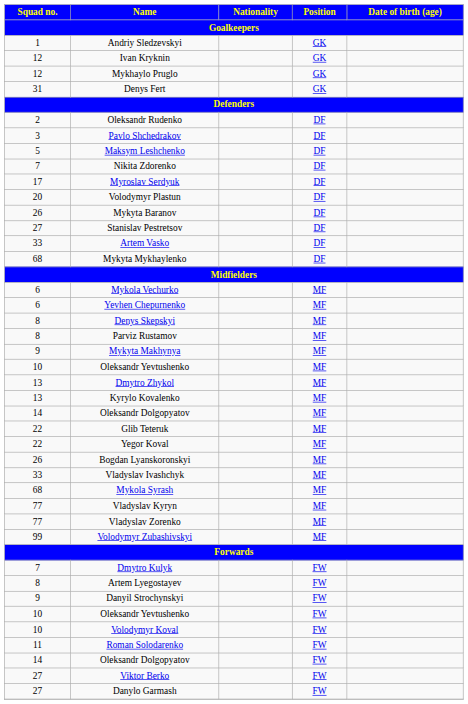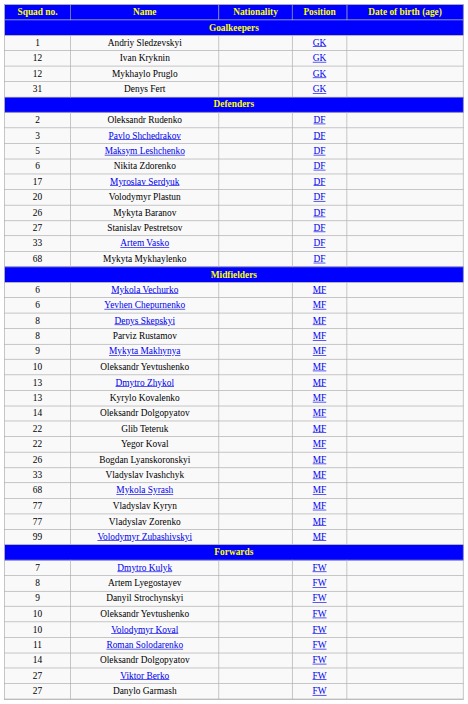(38, 166) 7 -> (38, 166) 6
